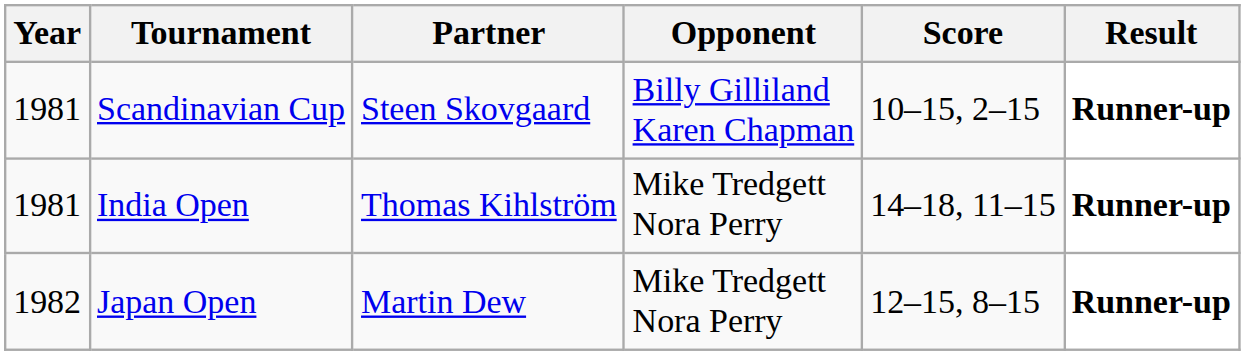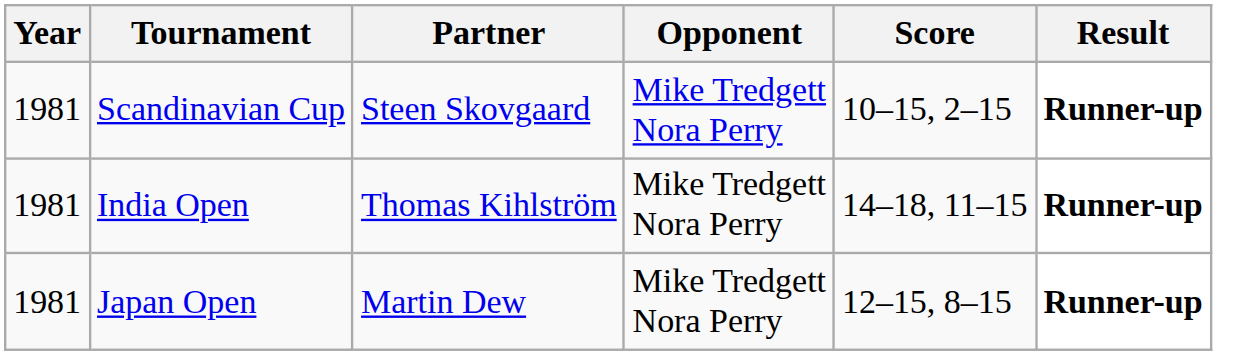(743, 109) Billy Gilliland Karen Chapman -> (729, 109) Mike Tredgett Nora Perry
(47, 301) 1982 -> (47, 301) 1981
